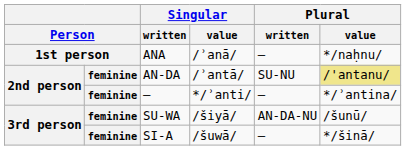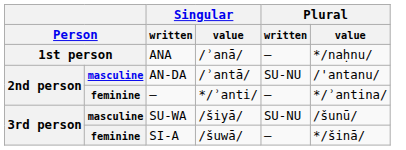(112, 76) feminine -> (116, 76) masculine
(357, 75) khaki background -> (347, 75) no background
(112, 116) feminine -> (116, 116) masculine
(287, 115) AN-DA-NU -> (282, 115) SU-NU
